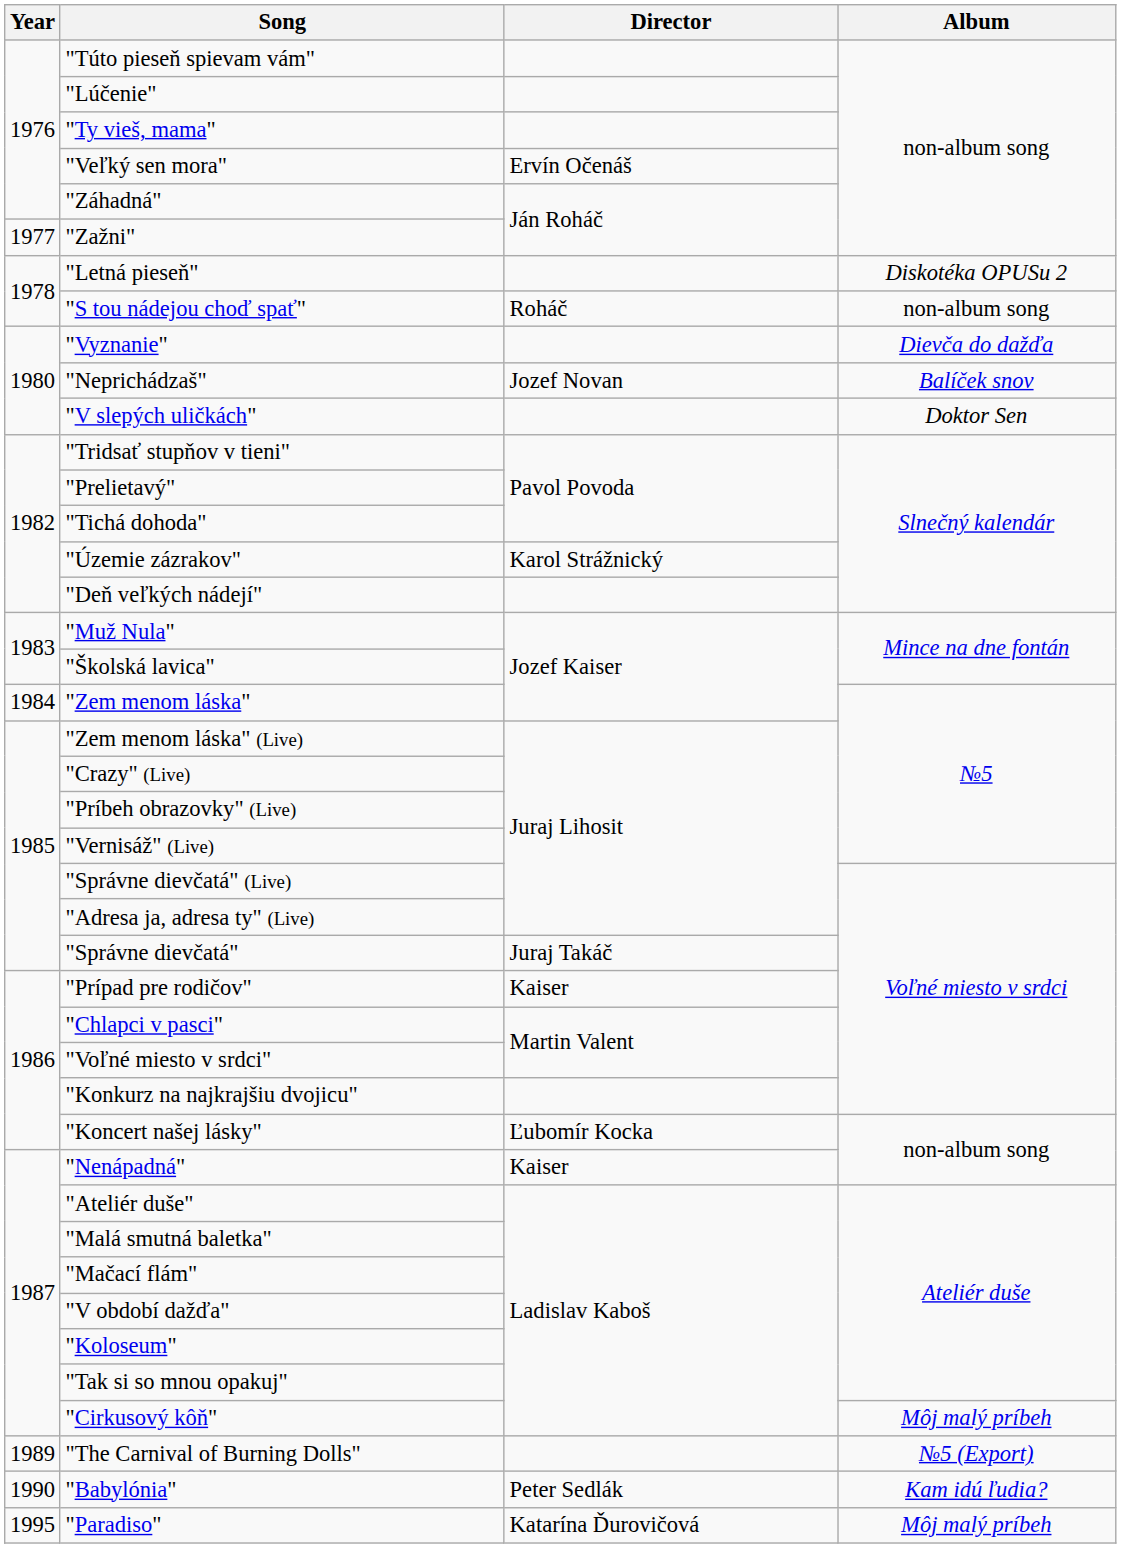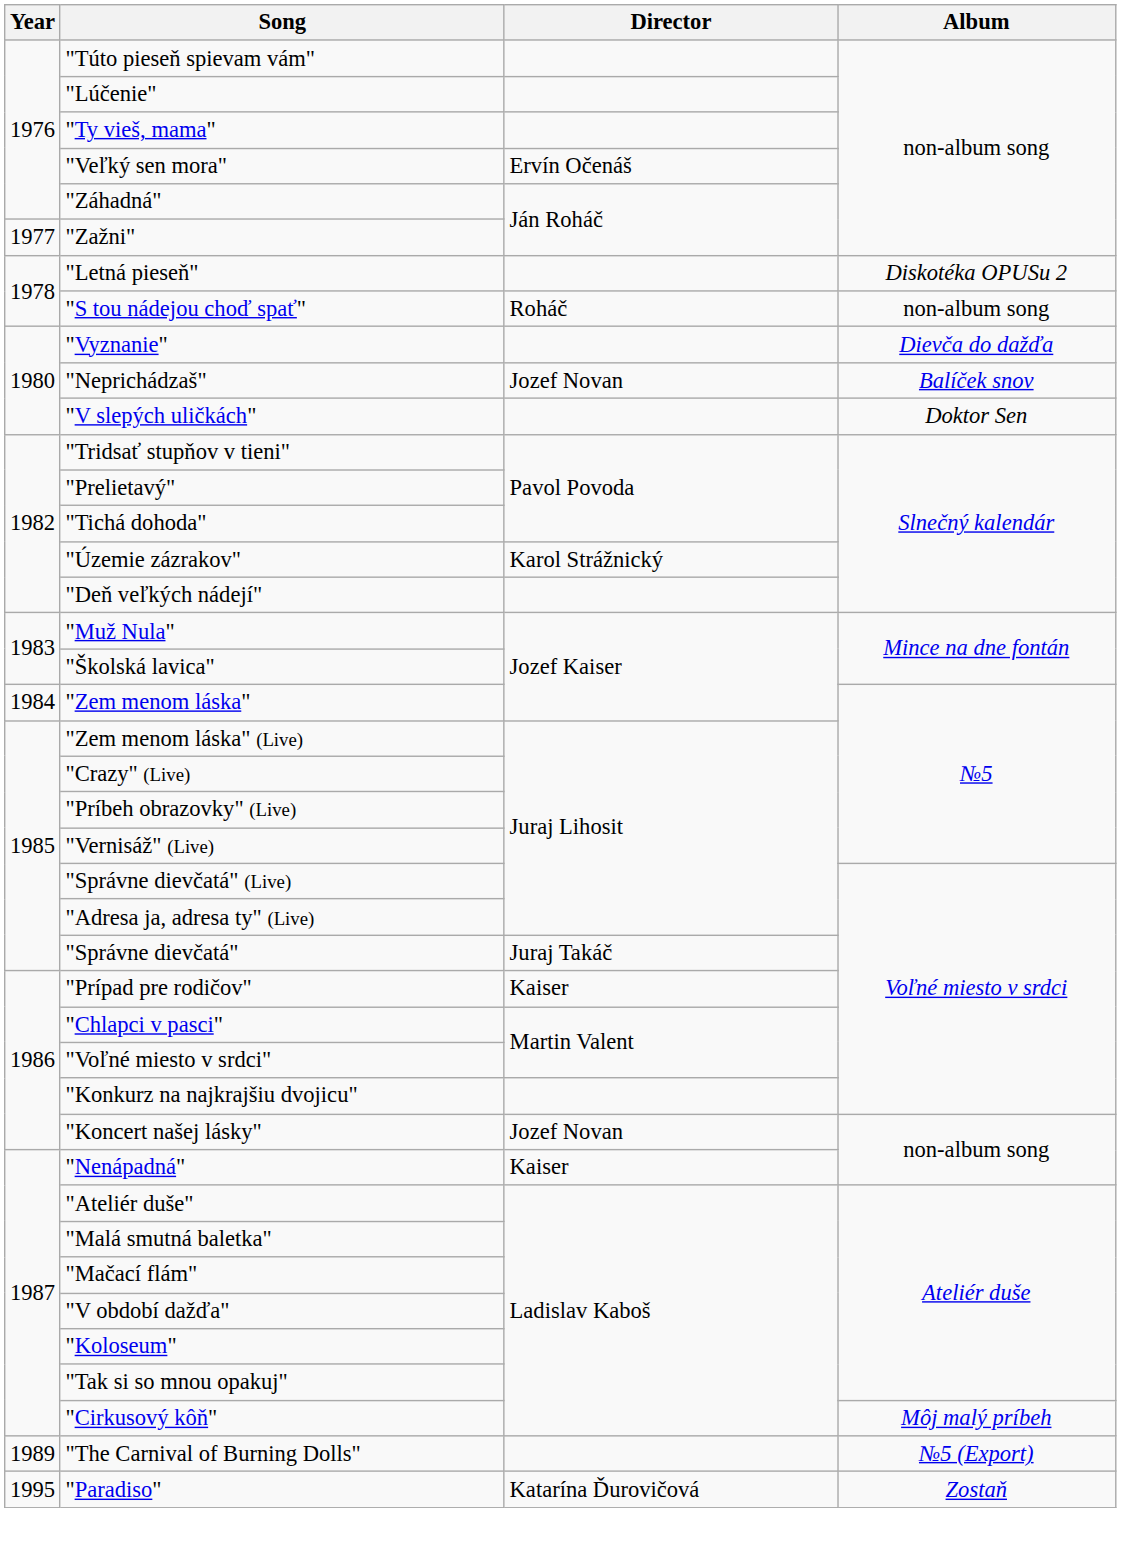(581, 1131) Ľubomír Kocka -> (566, 1131) Jozef Novan
- row: (121, 1489)
(976, 1525) Môj malý príbeh -> (976, 1489) Zostaň
